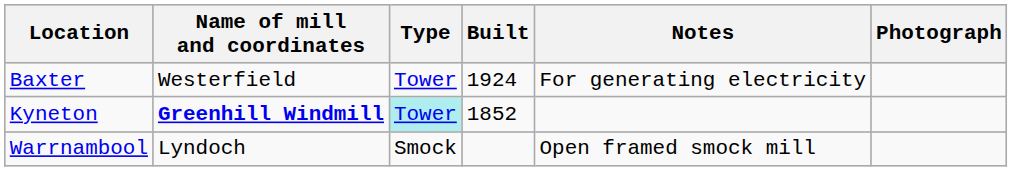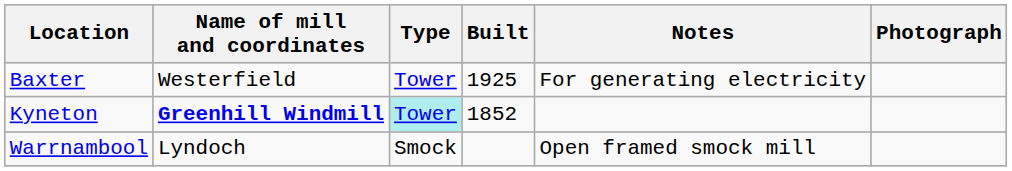(492, 80) 1924 -> (492, 80) 1925
